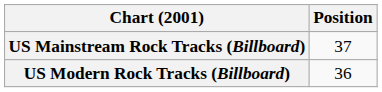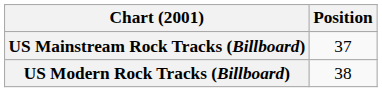(343, 73) 36 -> (343, 73) 38
